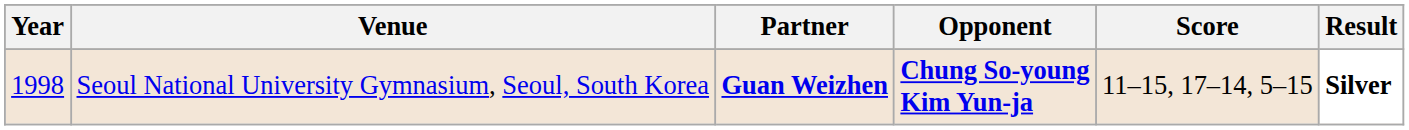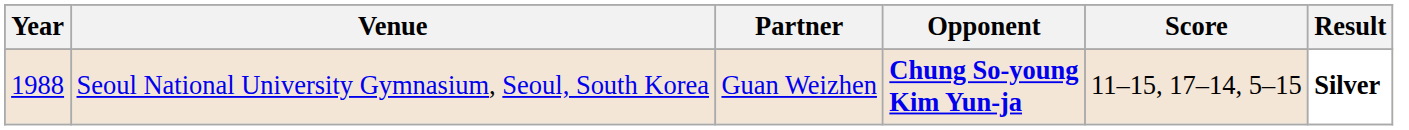(38, 86) 1998 -> (38, 86) 1988
(805, 86) bold -> (799, 86) normal
